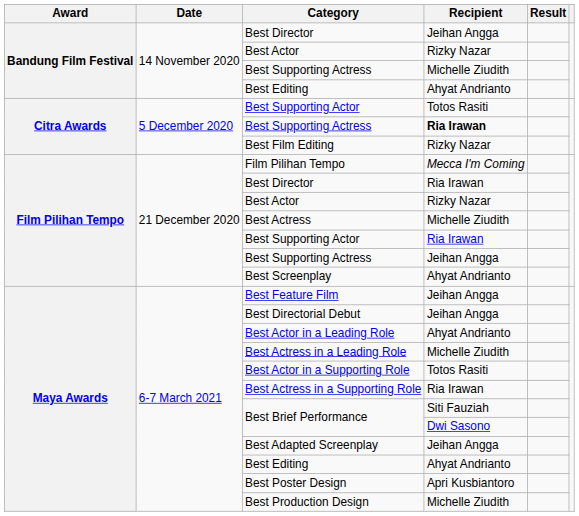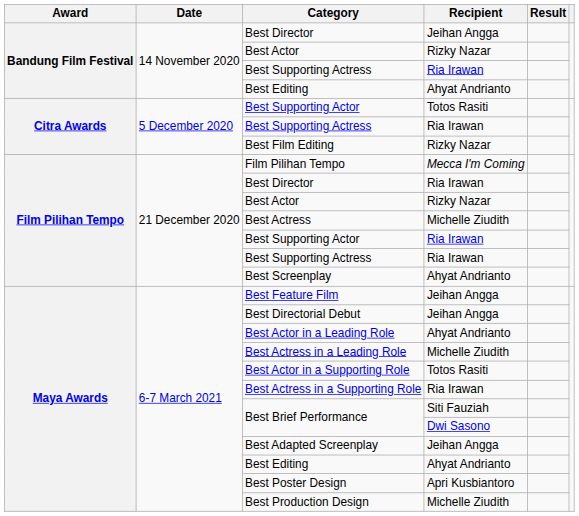(468, 70) Michelle Ziudith -> (455, 70) Ria Irawan
(456, 126) bold -> (455, 126) normal
(463, 257) Jeihan Angga -> (455, 257) Ria Irawan
